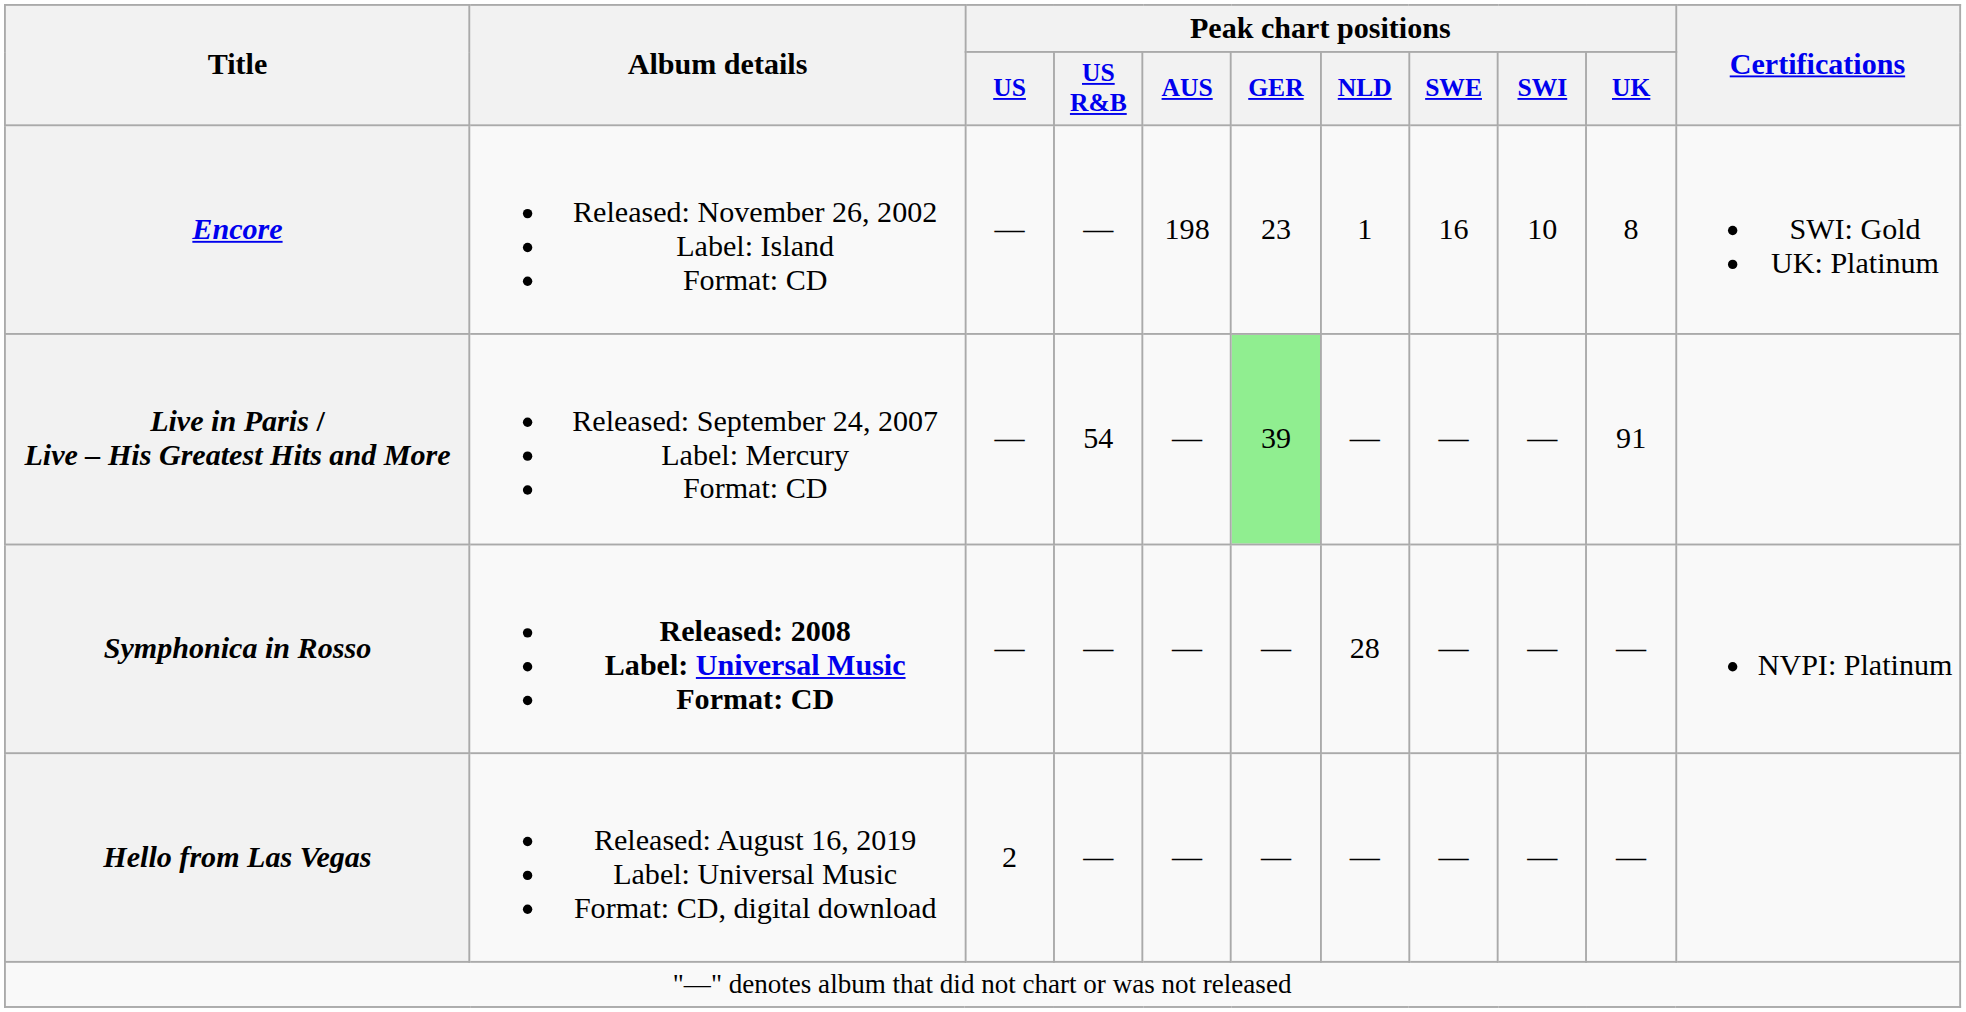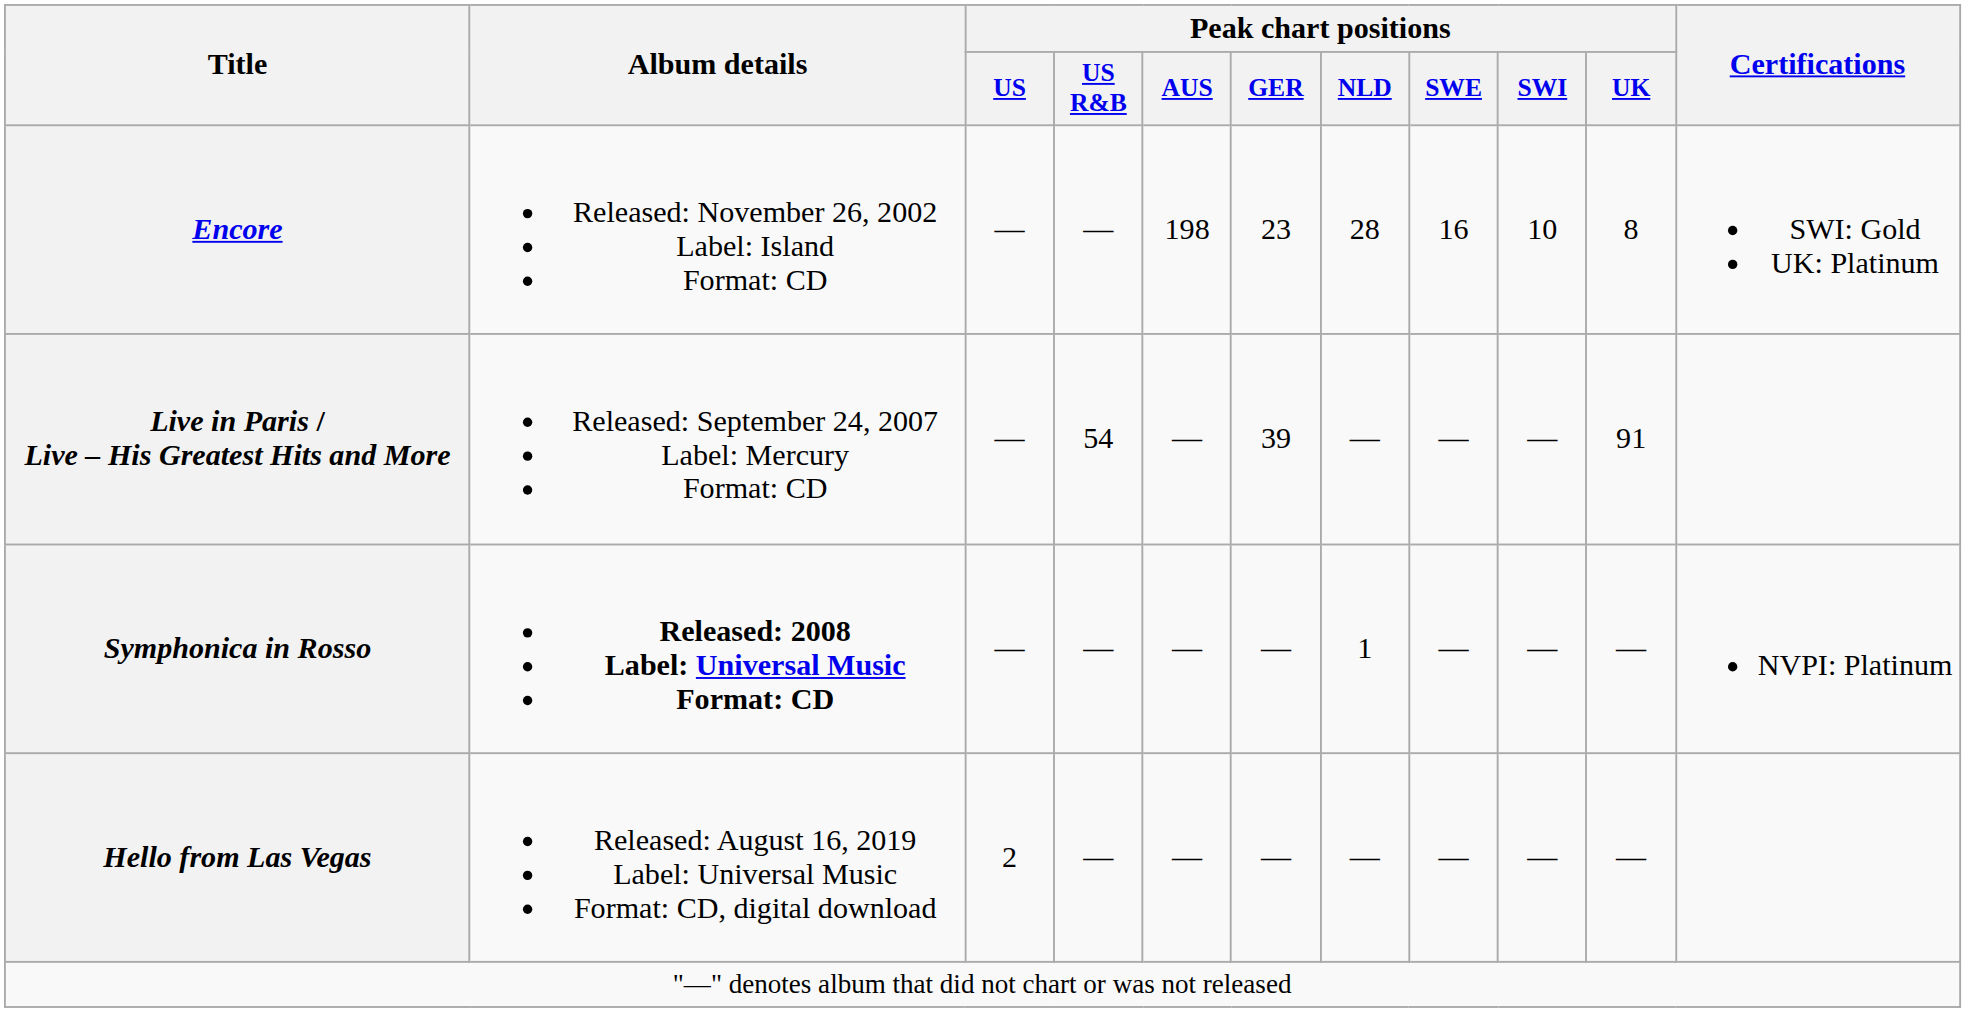(1365, 229) 1 -> (1365, 229) 28
(1276, 438) lightgreen background -> (1276, 438) no background
(1365, 647) 28 -> (1365, 647) 1
